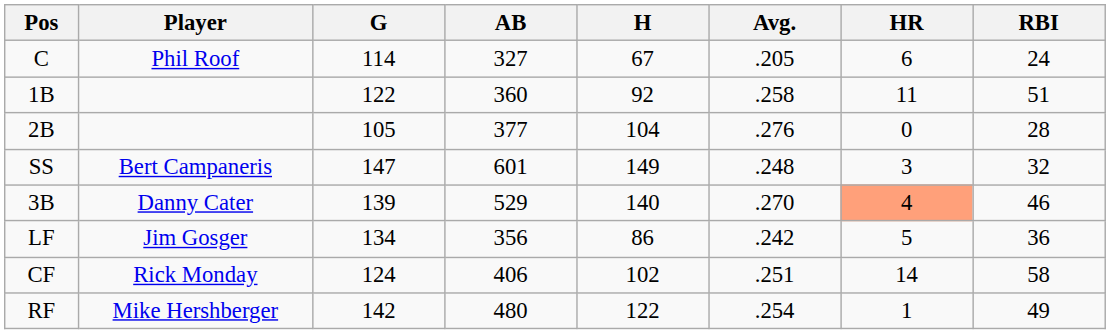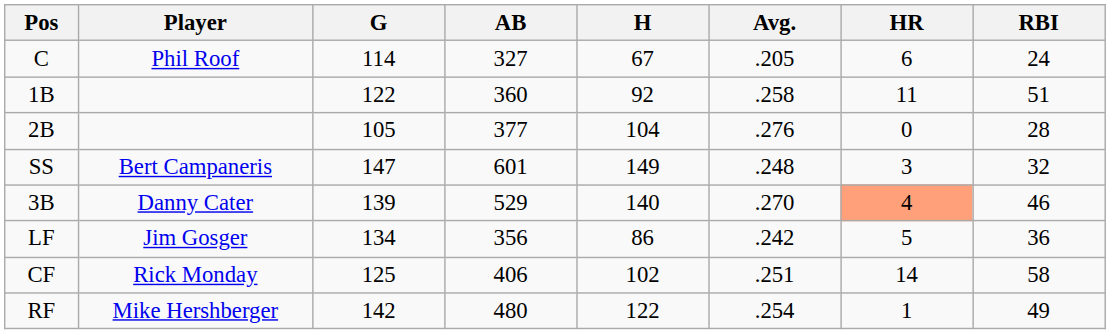(379, 274) 124 -> (379, 274) 125
